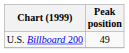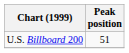(105, 39) 49 -> (105, 39) 51
